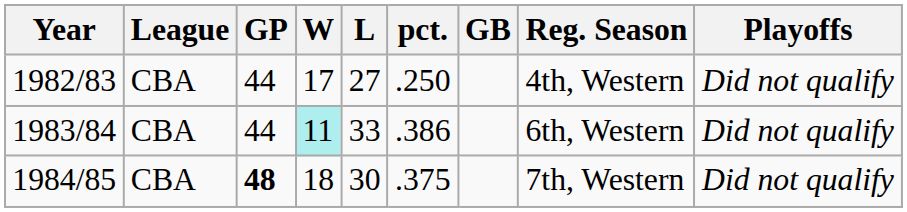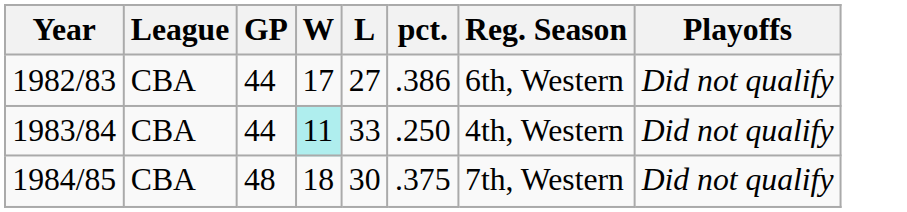- column: (488, 29)
(423, 79) .250 -> (423, 79) .386
(605, 79) 4th, Western -> (545, 79) 6th, Western
(423, 130) .386 -> (423, 130) .250
(605, 130) 6th, Western -> (545, 130) 4th, Western
(260, 180) bold -> (260, 180) normal
